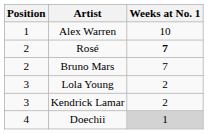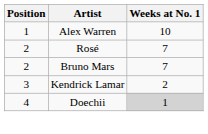(165, 48) bold -> (165, 48) normal
- row: (88, 84)
